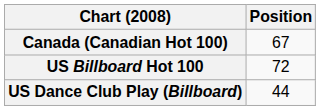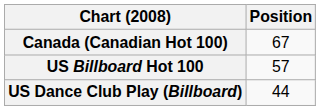(281, 67) 72 -> (281, 67) 57
